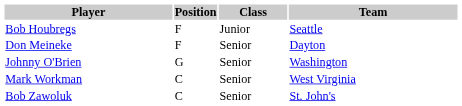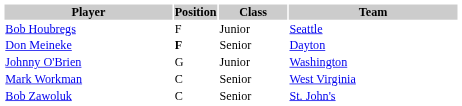(178, 45) normal -> (178, 45) bold
(235, 62) Senior -> (235, 62) Junior
